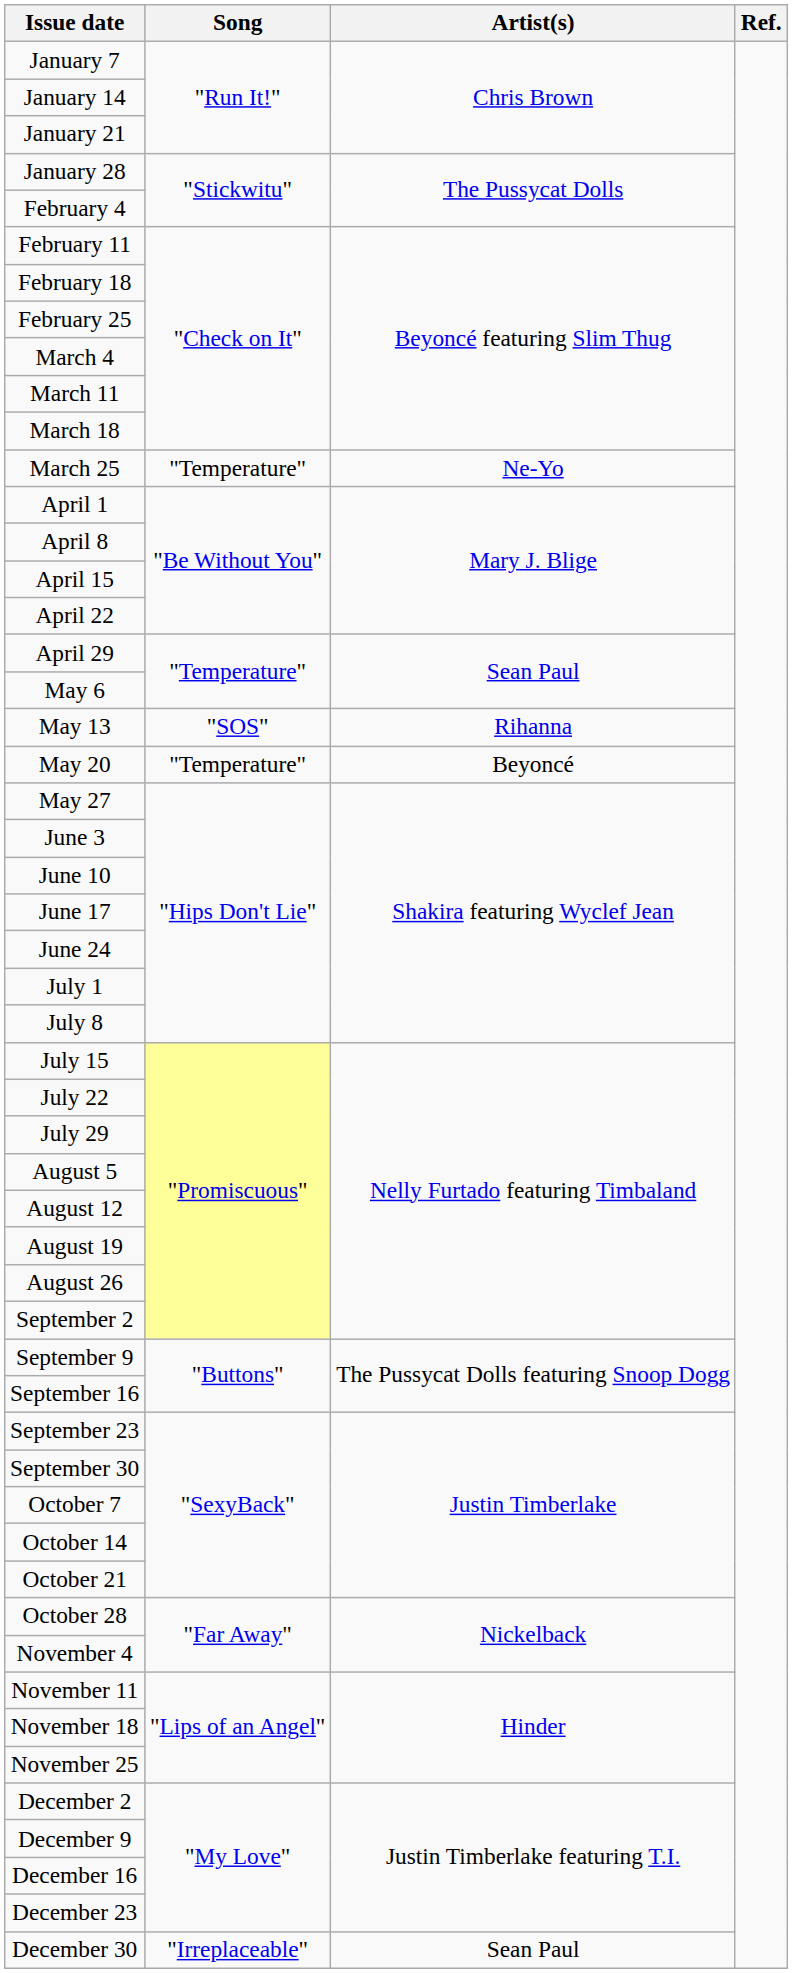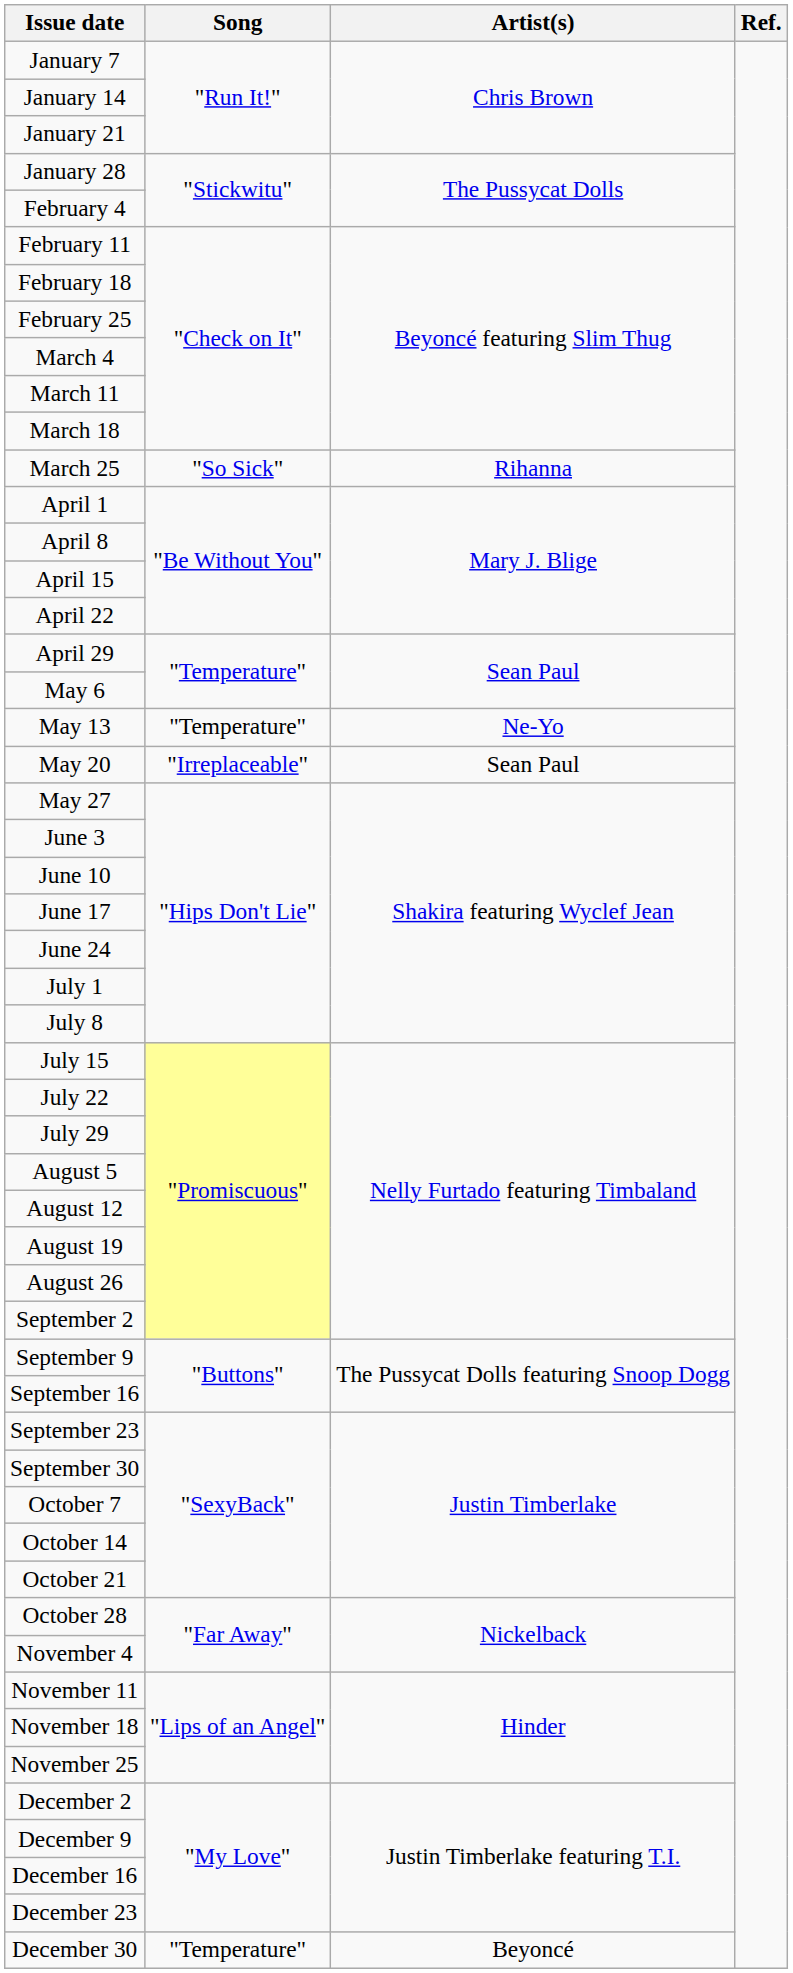(238, 467) "Temperature" -> (238, 467) "So Sick"
(533, 467) Ne-Yo -> (533, 467) Rihanna
(238, 726) "SOS" -> (238, 726) "Temperature"
(533, 726) Rihanna -> (533, 726) Ne-Yo
(238, 763) "Temperature" -> (238, 763) "Irreplaceable"
(533, 763) Beyoncé -> (533, 763) Sean Paul
(238, 1949) "Irreplaceable" -> (238, 1949) "Temperature"
(533, 1949) Sean Paul -> (533, 1949) Beyoncé
